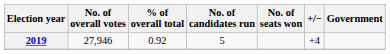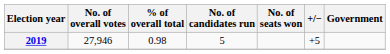(157, 40) 0.92 -> (157, 40) 0.98
(315, 40) +4 -> (315, 40) +5
